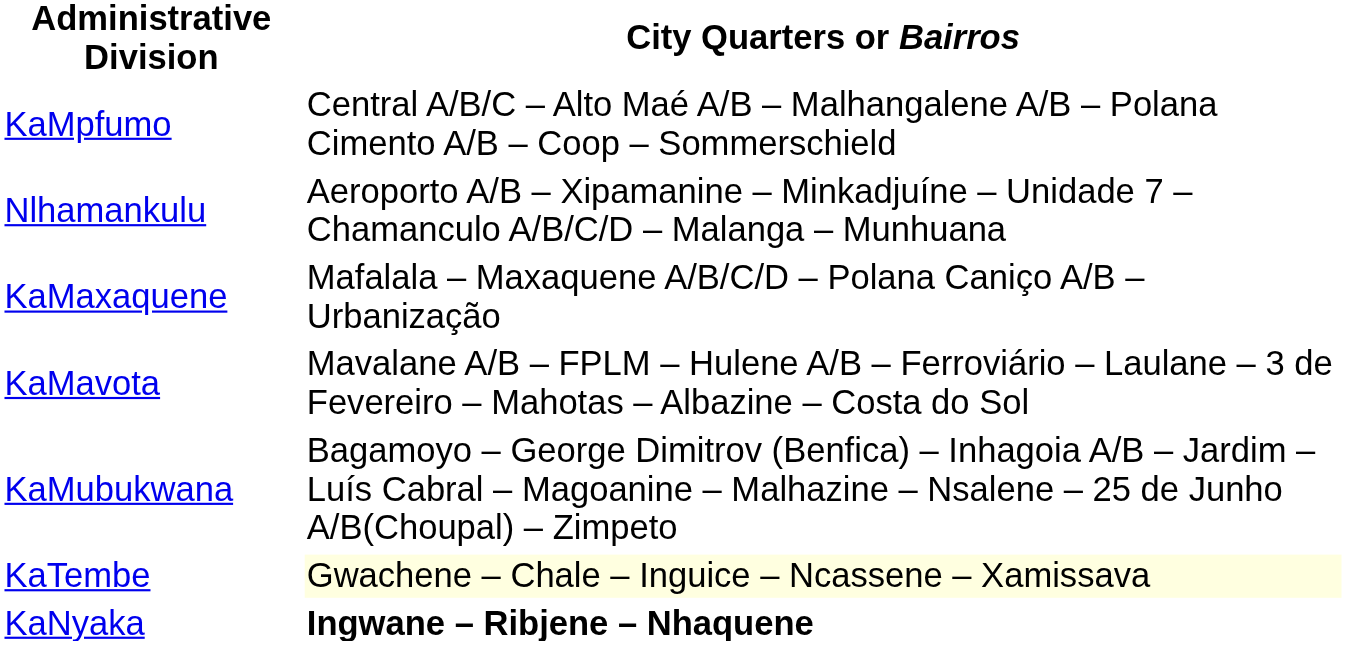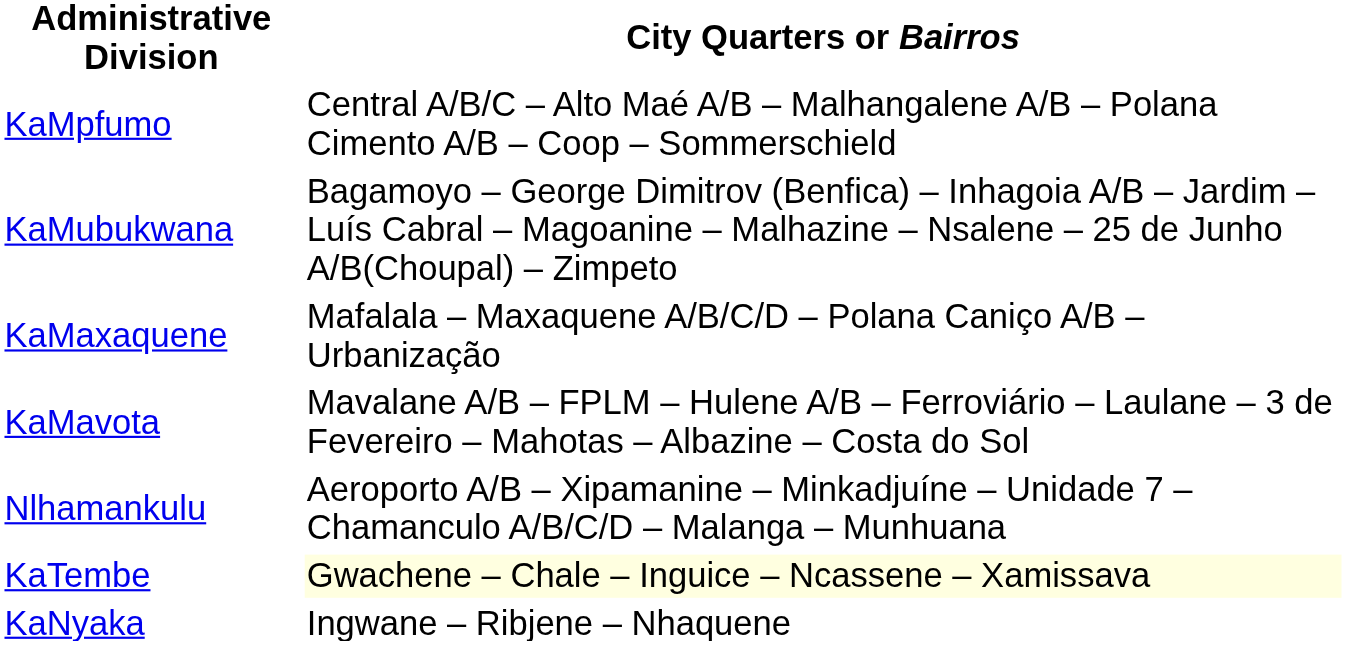rows swapped: (105, 210) <-> (119, 489)
(560, 623) bold -> (549, 623) normal
